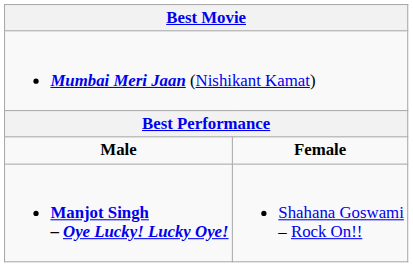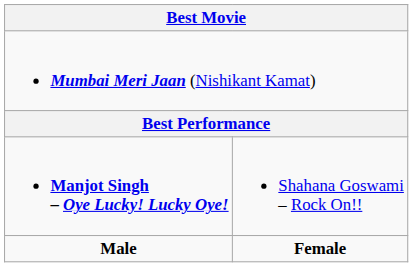rows swapped: (118, 150) <-> (118, 222)
